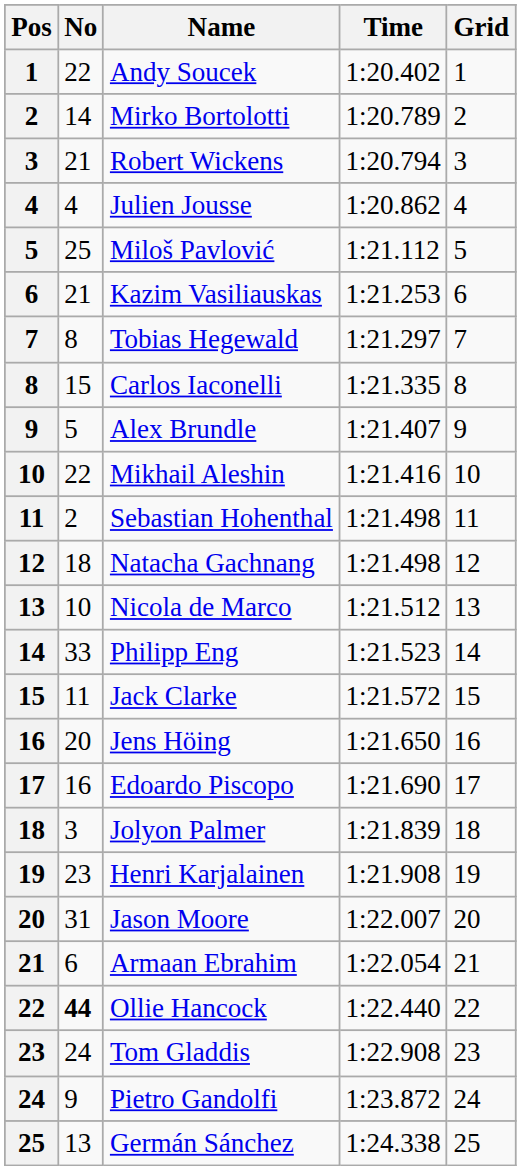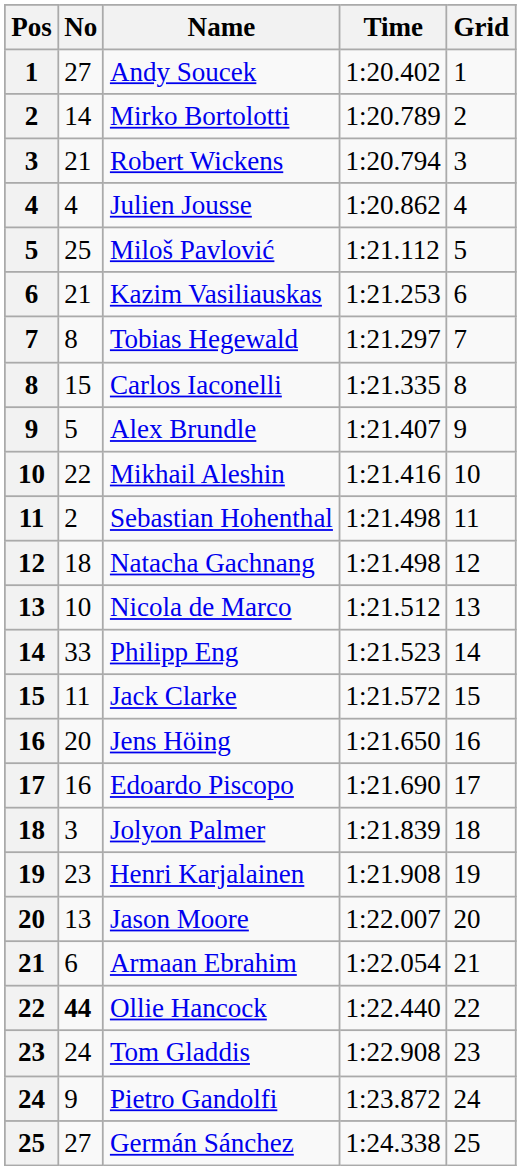(78, 71) 22 -> (78, 71) 27
(78, 919) 31 -> (78, 919) 13
(78, 1142) 13 -> (78, 1142) 27
